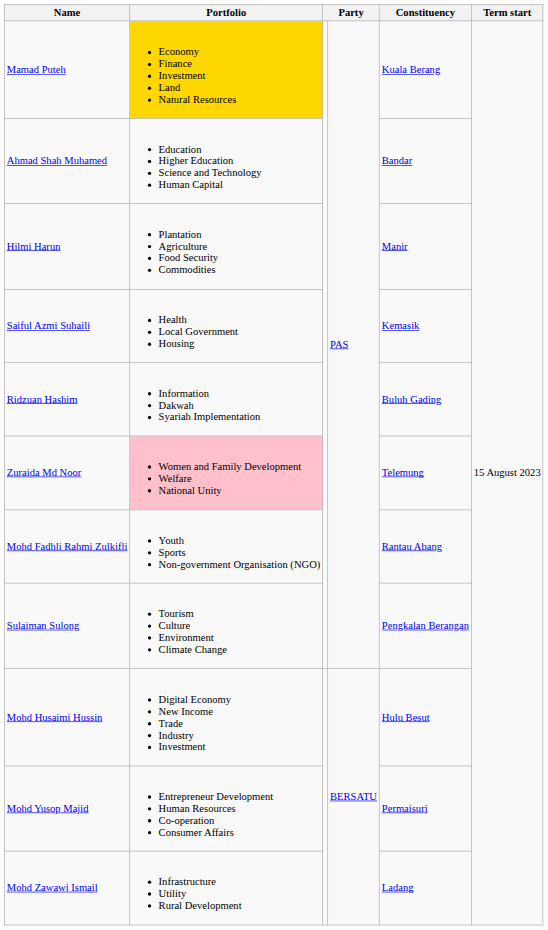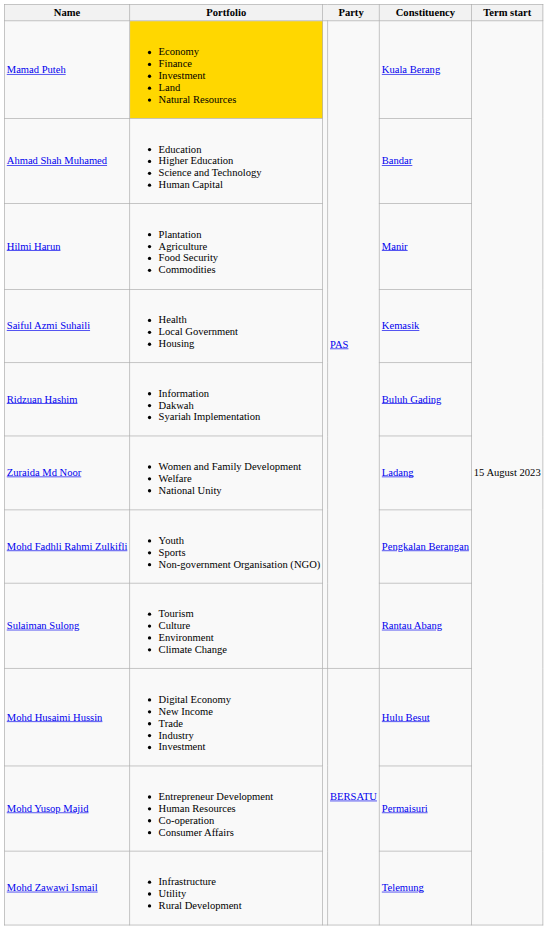(226, 479) pink background -> (226, 479) no background
(403, 473) Telemung -> (398, 473) Ladang
(412, 546) Rantau Abang -> (425, 546) Pengkalan Berangan
(425, 626) Pengkalan Berangan -> (412, 626) Rantau Abang
(398, 888) Ladang -> (403, 888) Telemung
